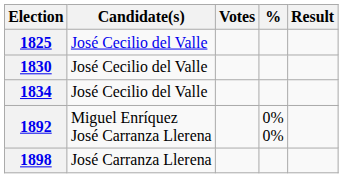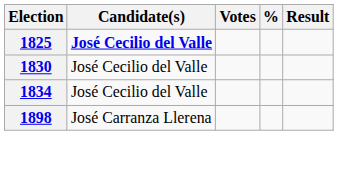(139, 42) normal -> (142, 42) bold
- row: (36, 126)
